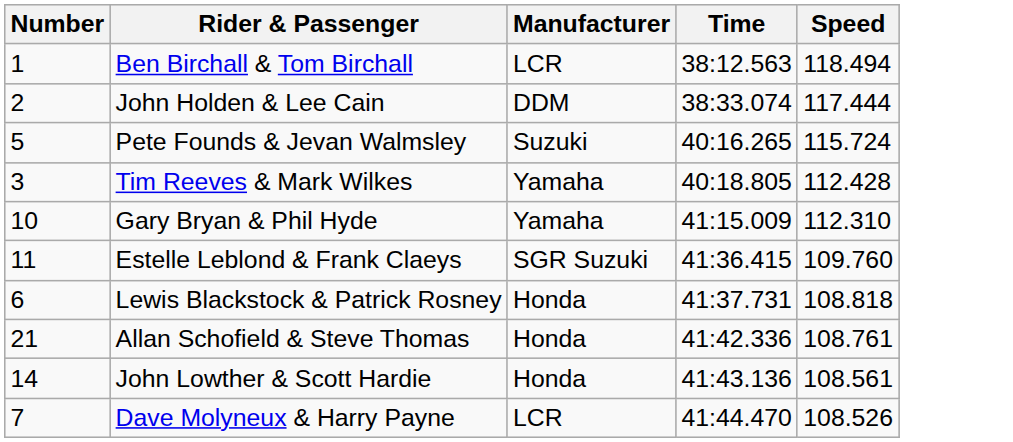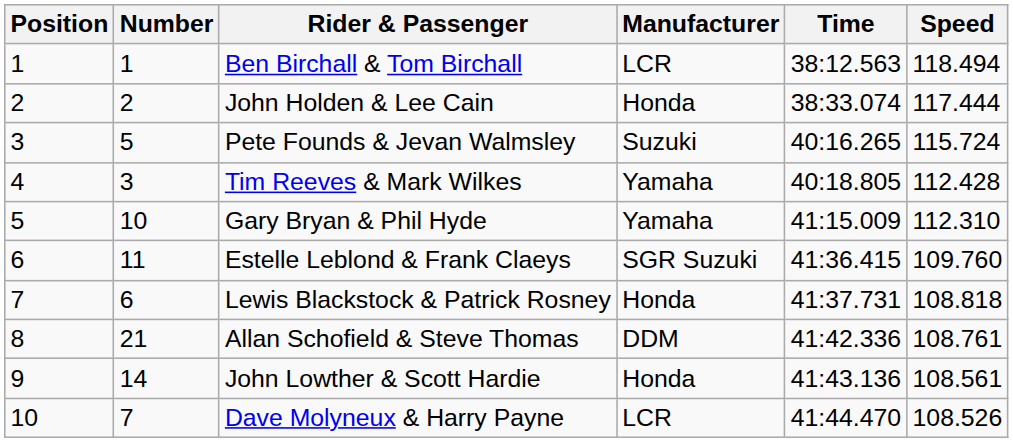+ column: (59, 24)
(541, 102) DDM -> (659, 102) Honda
(550, 338) Honda -> (650, 338) DDM
